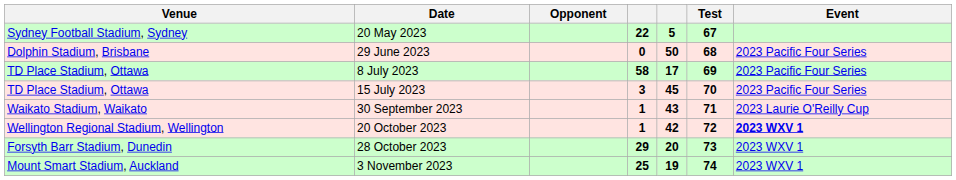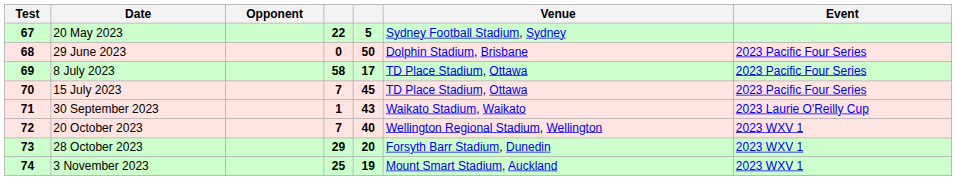columns swapped: (710, 14) <-> (179, 14)
(642, 90) 3 -> (339, 90) 7
(642, 128) 1 -> (339, 128) 7
(672, 128) 42 -> (368, 128) 40
(770, 128) bold -> (770, 128) normal
